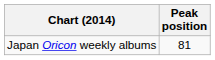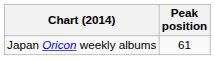(184, 45) 81 -> (184, 45) 61
